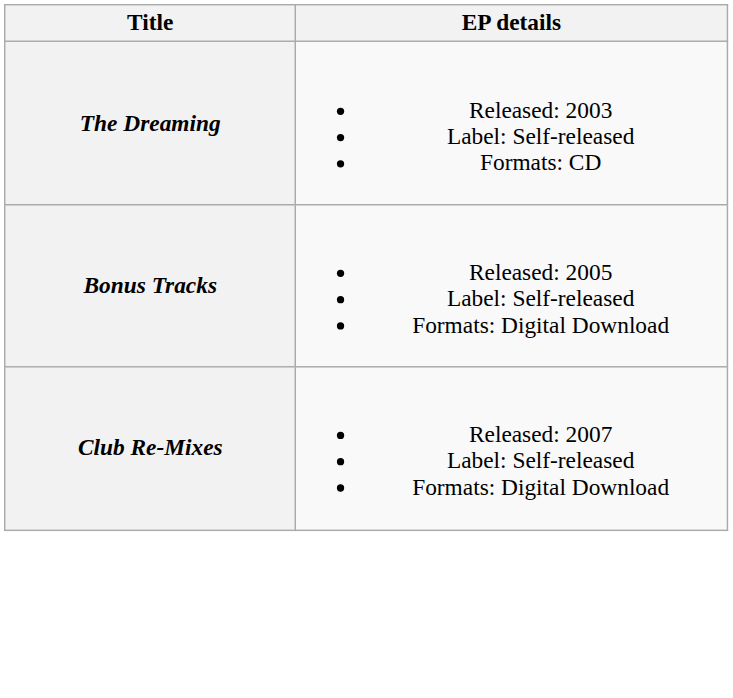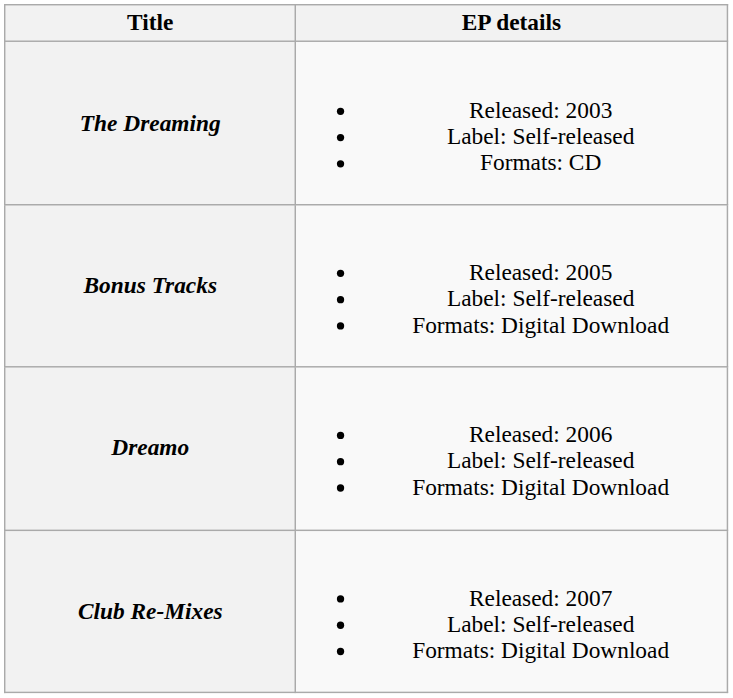+ row: (150, 448)
